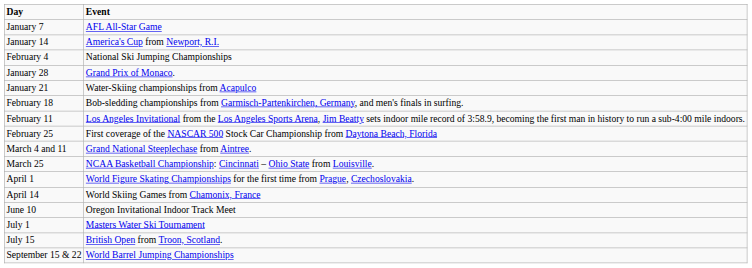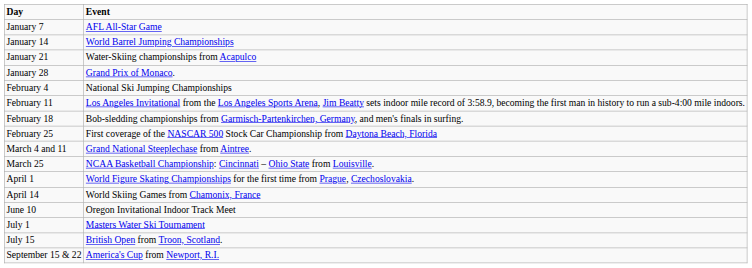(152, 42) America's Cup from Newport, R.I. -> (160, 42) World Barrel Jumping Championships
rows swapped: (27, 88) <-> (27, 57)
rows swapped: (30, 118) <-> (30, 103)
(160, 255) World Barrel Jumping Championships -> (152, 255) America's Cup from Newport, R.I.
